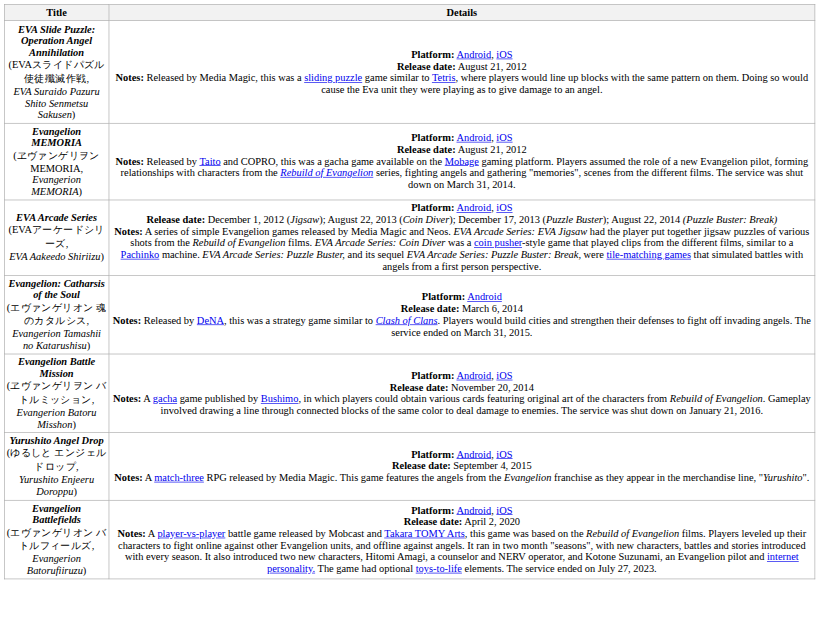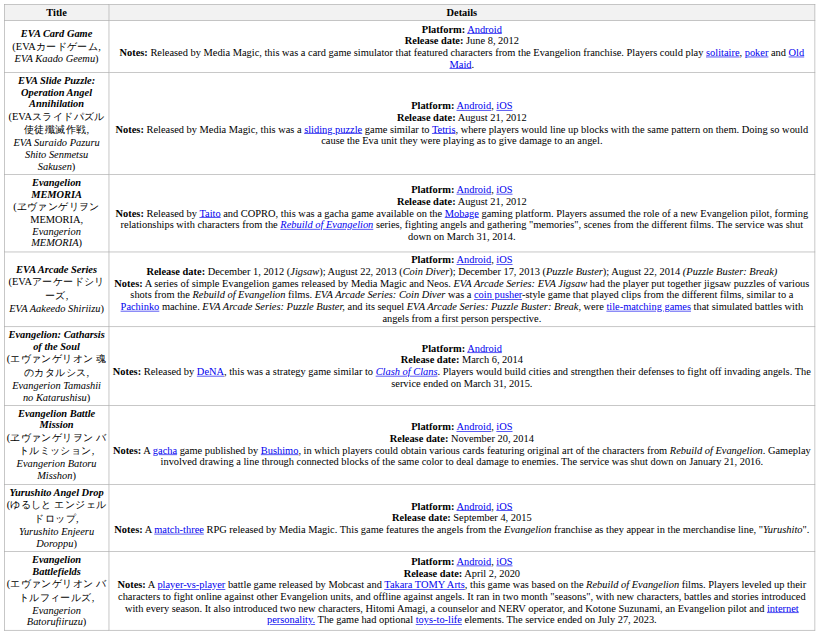+ row: (57, 46)
